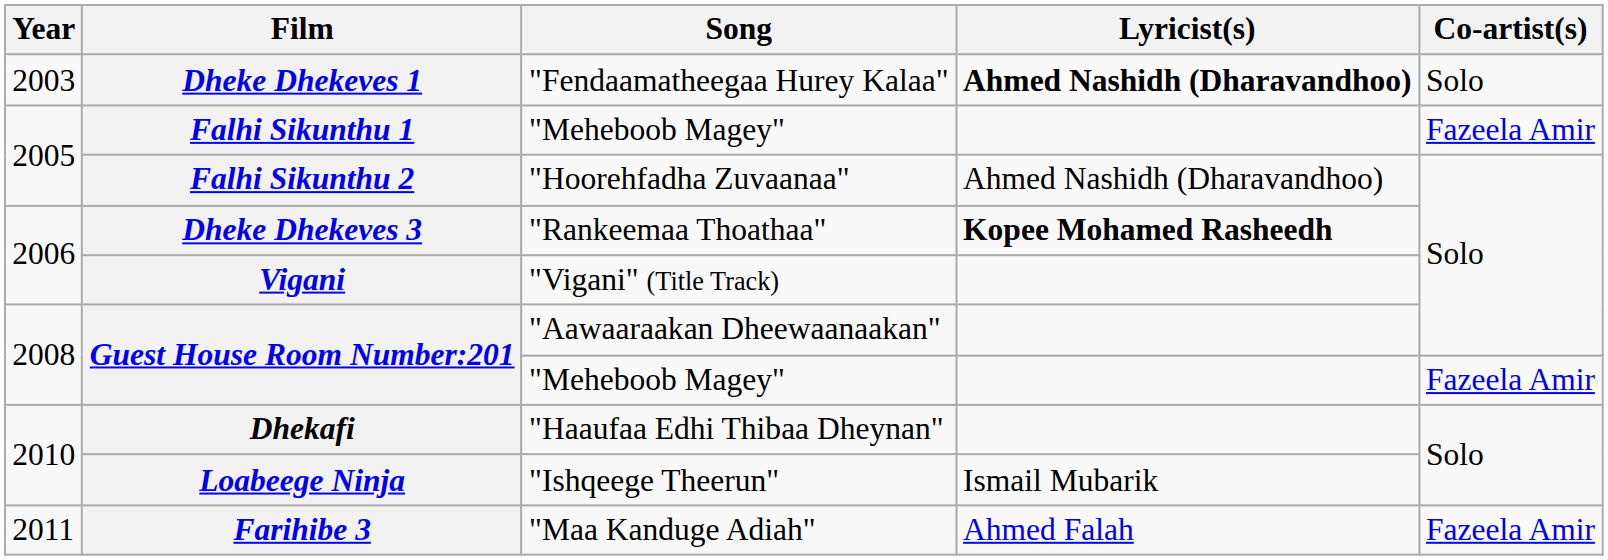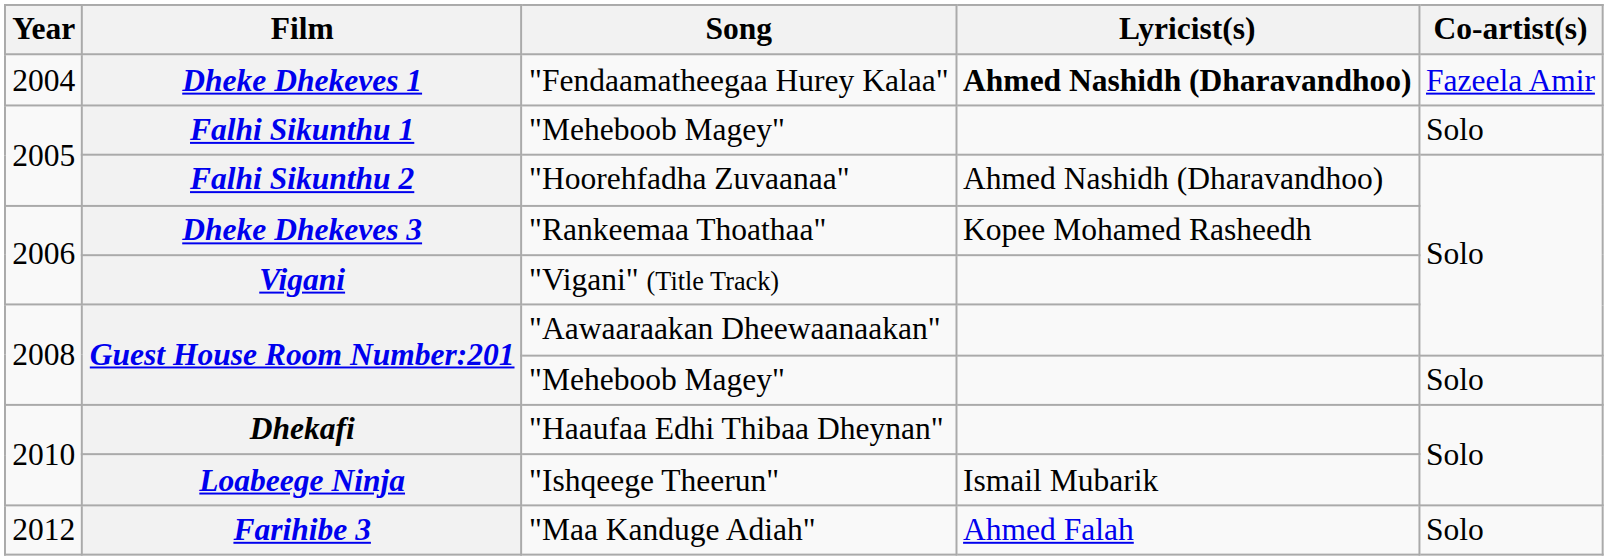(44, 79) 2003 -> (44, 79) 2004
(1455, 79) Solo -> (1510, 79) Fazeela Amir
(1510, 129) Fazeela Amir -> (1455, 129) Solo
(1148, 229) bold -> (1137, 229) normal
(1510, 379) Fazeela Amir -> (1455, 379) Solo
(43, 529) 2011 -> (44, 529) 2012
(1510, 529) Fazeela Amir -> (1455, 529) Solo
